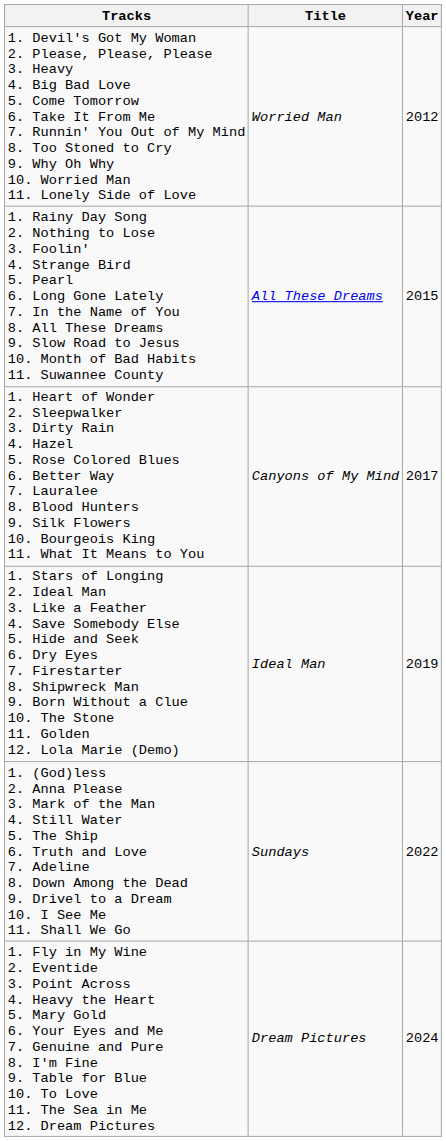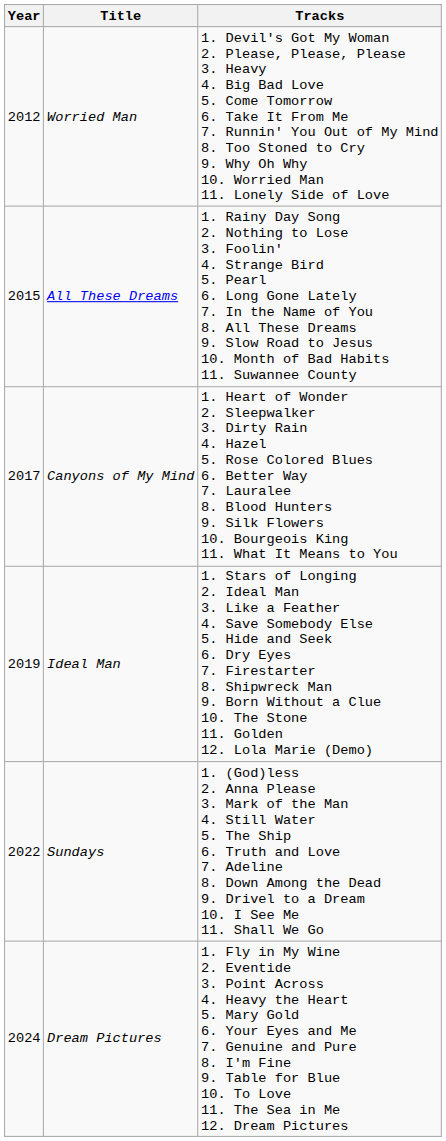columns swapped: (422, 16) <-> (127, 16)
